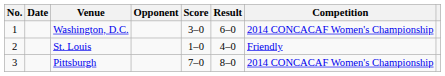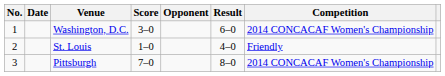columns swapped: (156, 12) <-> (196, 12)
